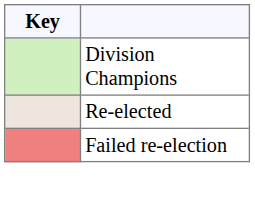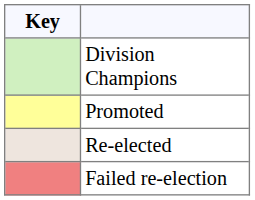+ row: (124, 111)
